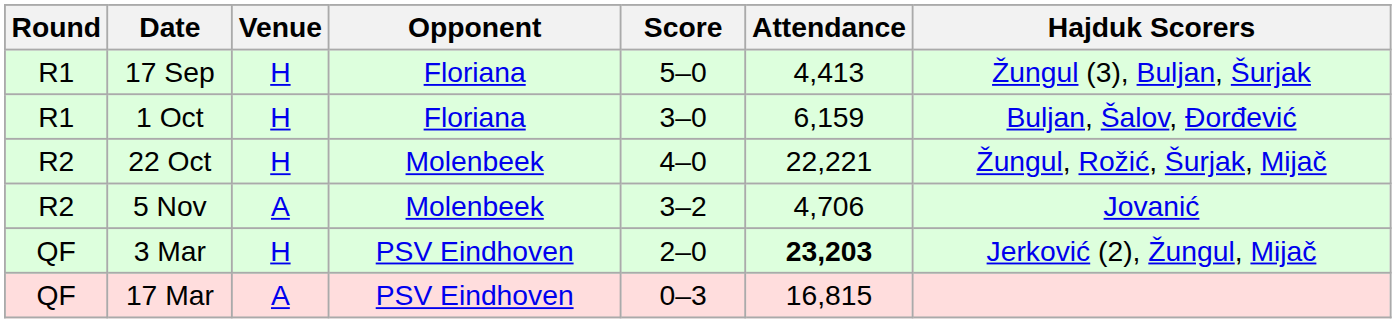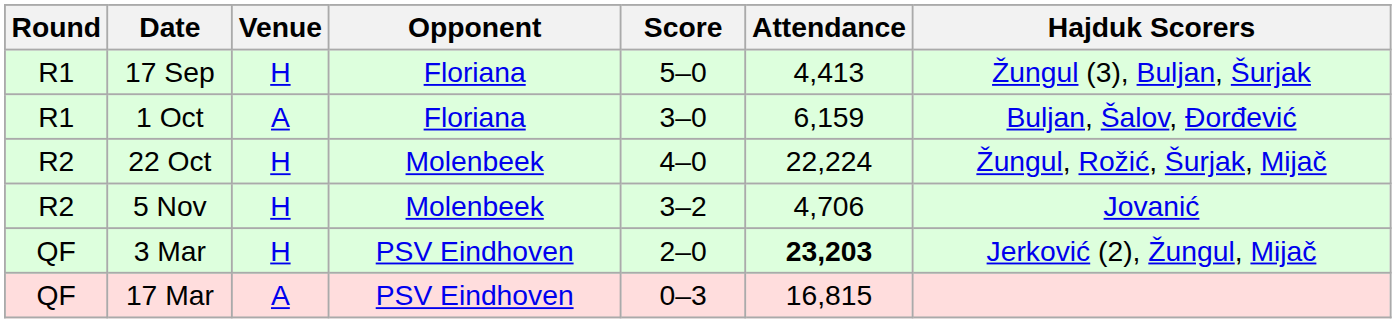(280, 117) H -> (280, 117) A
(829, 162) 22,221 -> (829, 162) 22,224
(280, 207) A -> (280, 207) H
